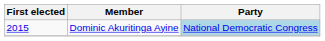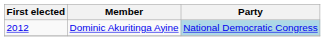(18, 28) 2015 -> (18, 28) 2012
